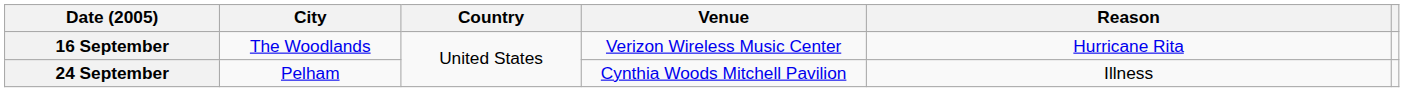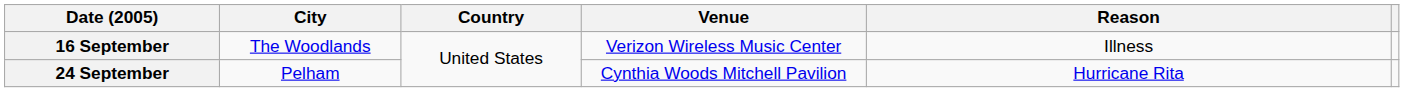(1129, 45) Hurricane Rita -> (1129, 45) Illness
(1129, 73) Illness -> (1129, 73) Hurricane Rita
